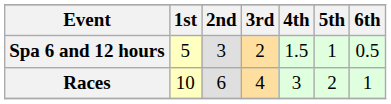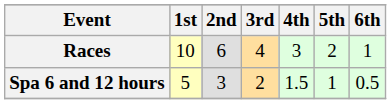rows swapped: (87, 82) <-> (87, 51)
